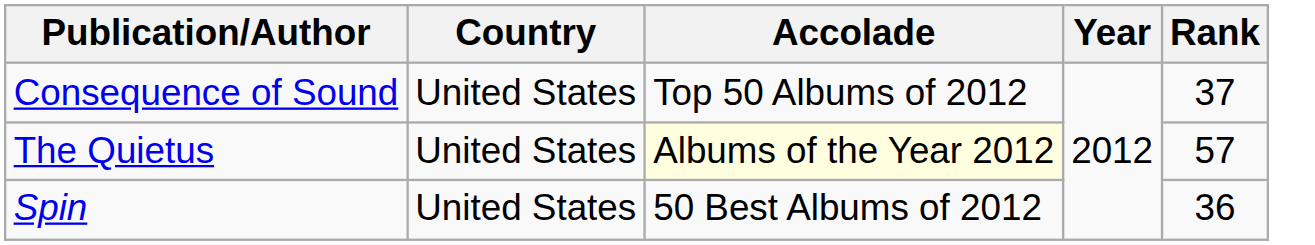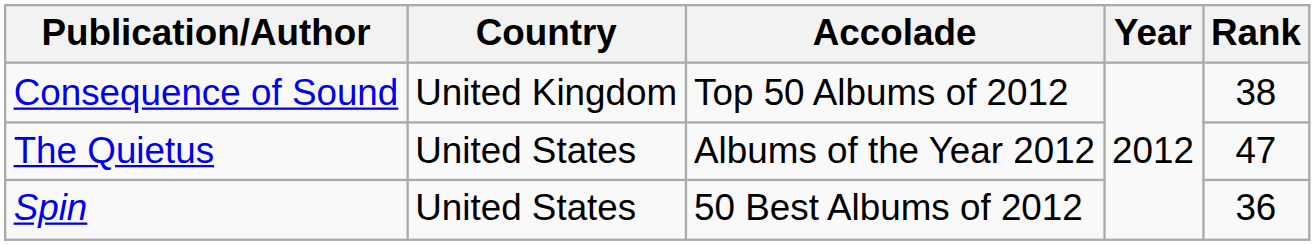(526, 92) United States -> (546, 92) United Kingdom
(1215, 92) 37 -> (1256, 92) 38
(854, 150) lightyellow background -> (895, 150) no background
(1215, 150) 57 -> (1256, 150) 47
